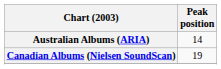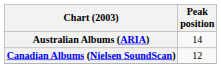(197, 55) 19 -> (197, 55) 12
